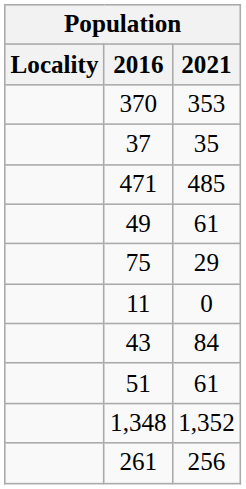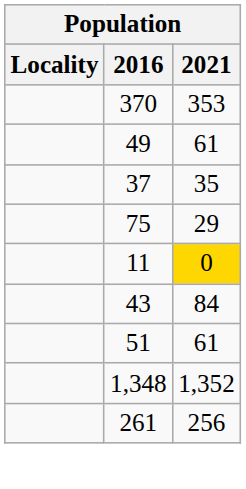rows swapped: (138, 143) <-> (138, 223)
- row: (138, 183)
(206, 303) no background -> (206, 263) gold background
